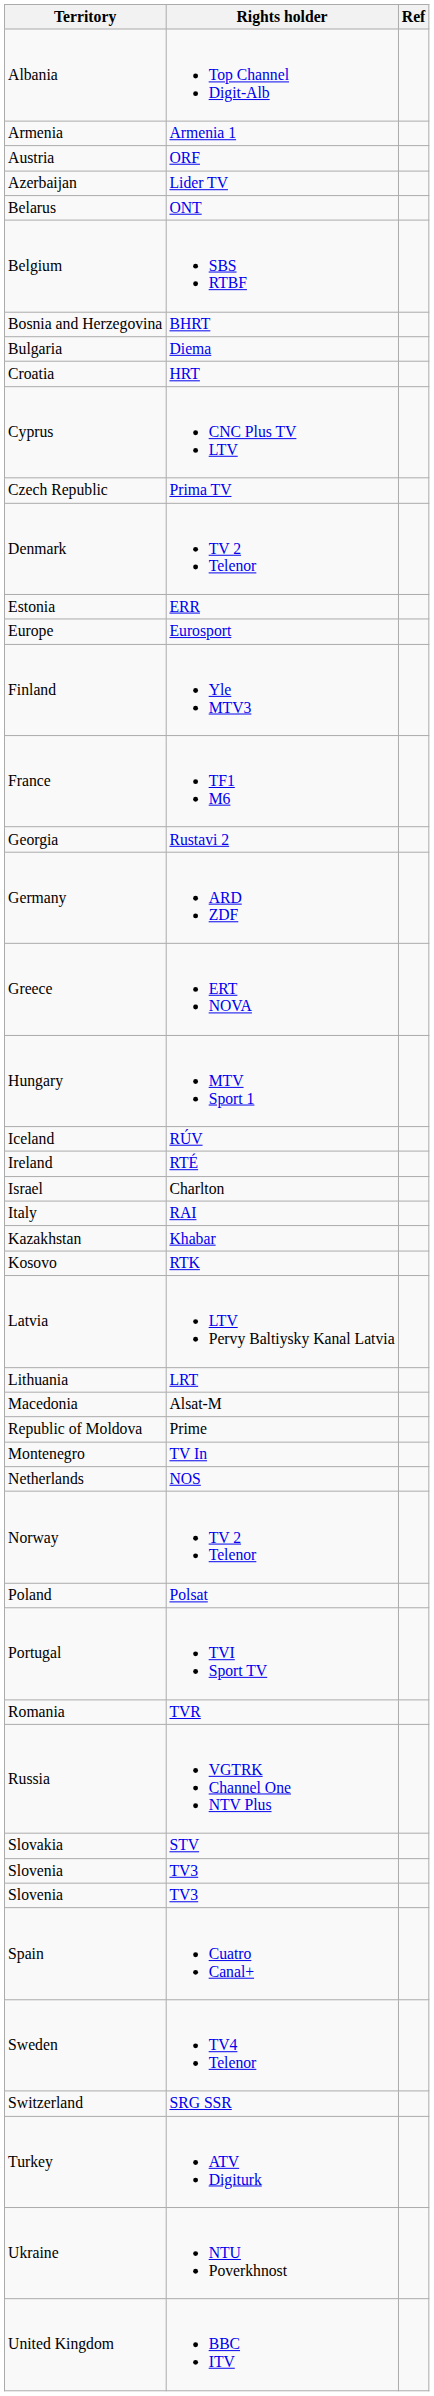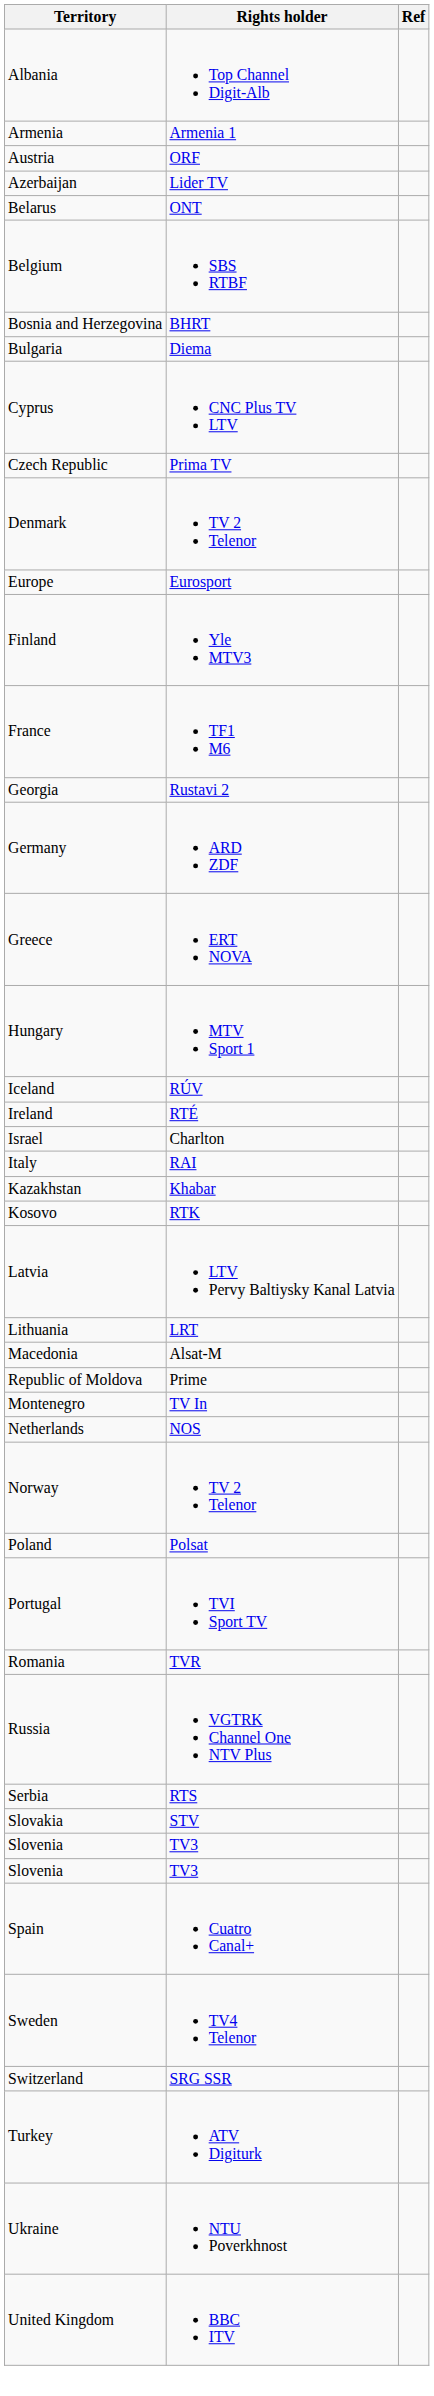- row: (31, 374)
- row: (32, 606)
+ row: (28, 1796)
